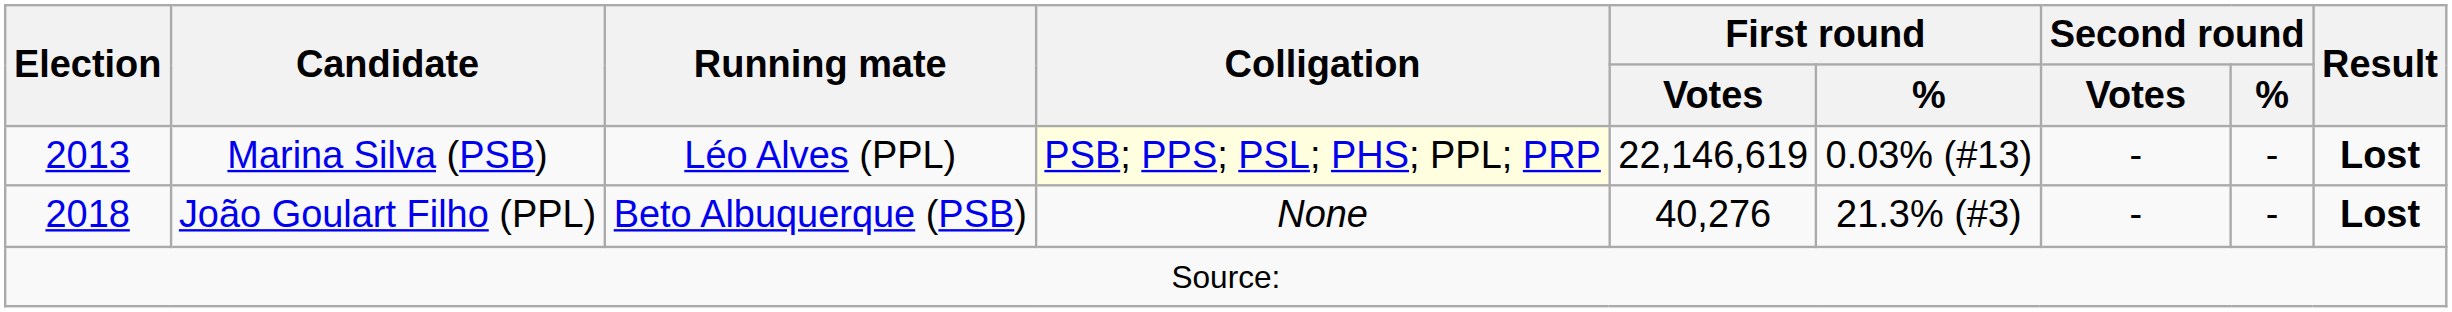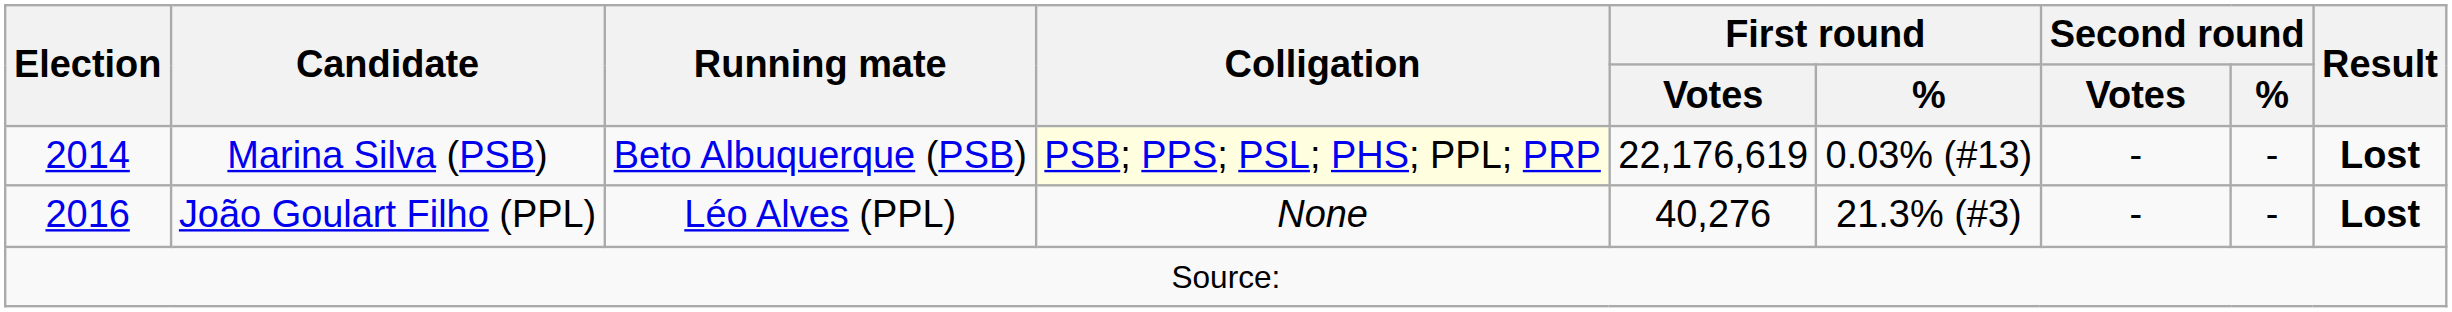(88, 154) 2013 -> (88, 154) 2014
(820, 154) Léo Alves (PPL) -> (820, 154) Beto Albuquerque (PSB)
(1713, 154) 22,146,619 -> (1713, 154) 22,176,619
(88, 214) 2018 -> (88, 214) 2016
(820, 214) Beto Albuquerque (PSB) -> (820, 214) Léo Alves (PPL)
